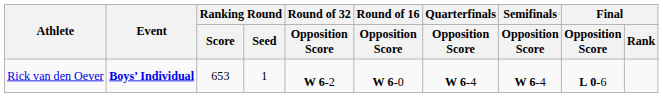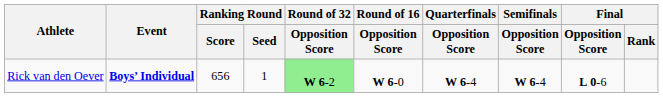(220, 76) 653 -> (220, 76) 656
(319, 83) no background -> (319, 83) lightgreen background
